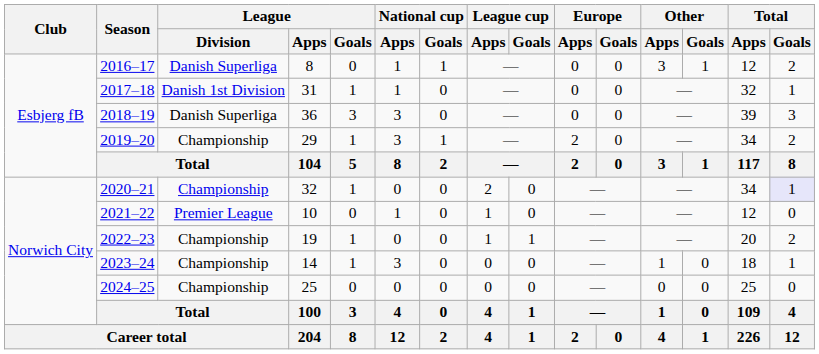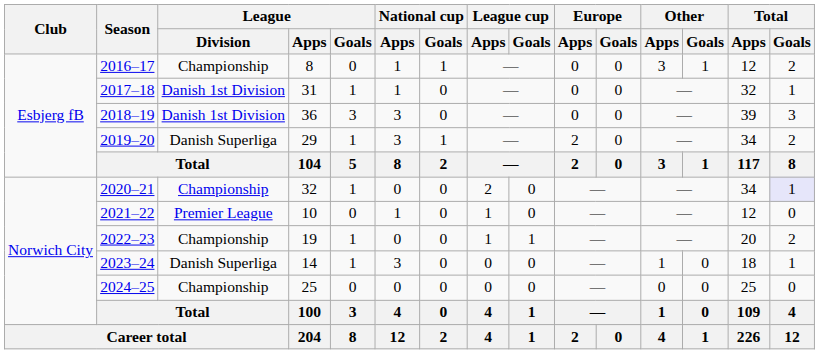(223, 66) Danish Superliga -> (223, 66) Championship
(223, 115) Danish Superliga -> (223, 115) Danish 1st Division
(223, 139) Championship -> (223, 139) Danish Superliga
(223, 262) Championship -> (223, 262) Danish Superliga
